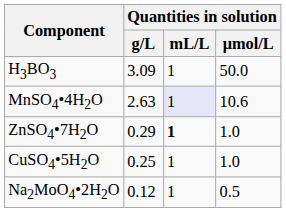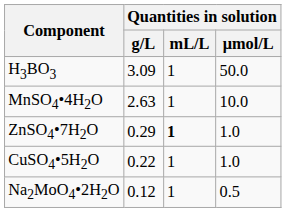(171, 101) lavender background -> (171, 101) no background
(234, 101) 10.6 -> (234, 101) 10.0
(141, 161) 0.25 -> (141, 161) 0.22
